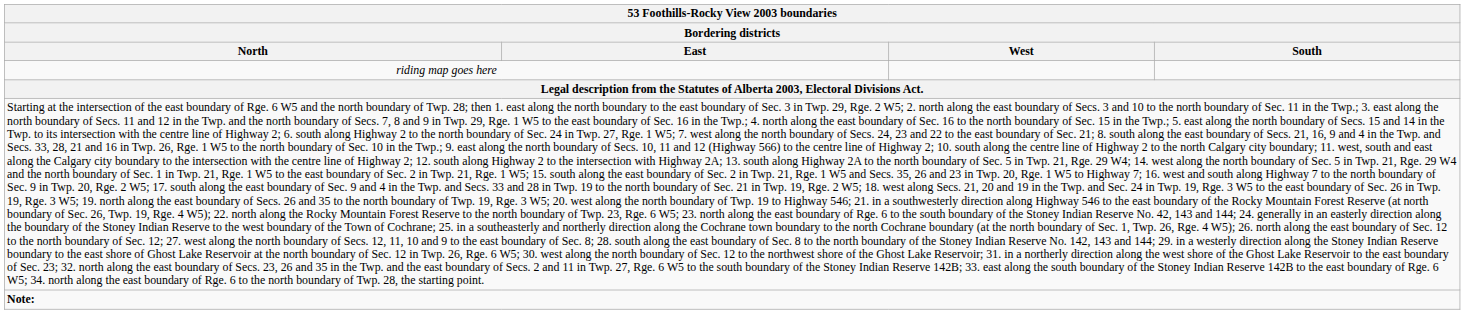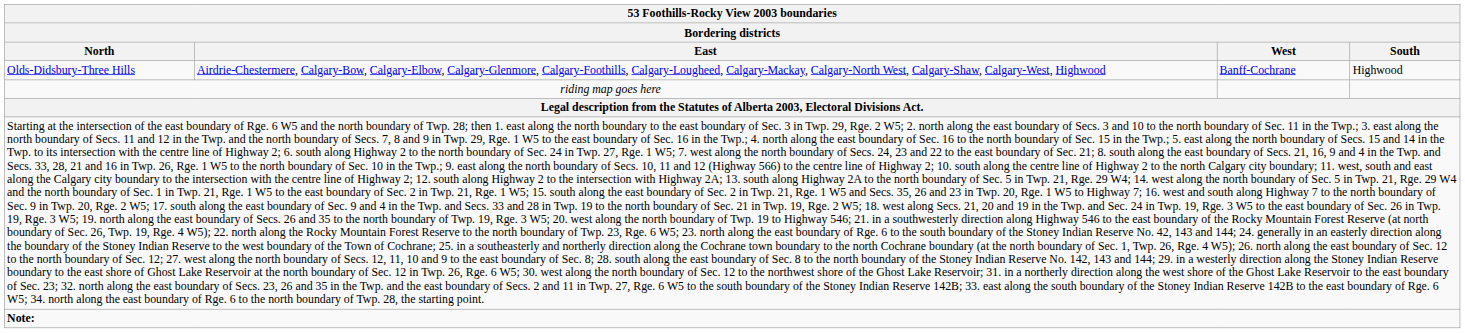+ row: (71, 70)
